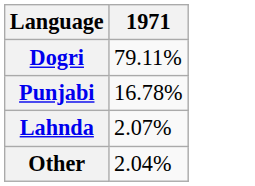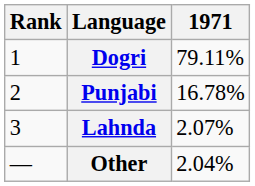+ column: (36, 22)
